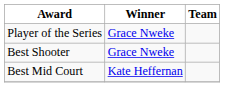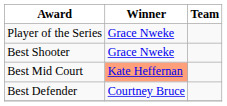(145, 71) no background -> (145, 71) lightsalmon background
+ row: (42, 91)
